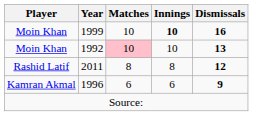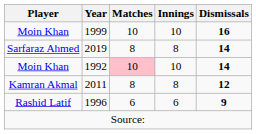(172, 31) bold -> (176, 31) normal
+ row: (96, 48)
(220, 48) 13 -> (224, 66) 14
(41, 66) Rashid Latif -> (43, 84) Kamran Akmal
(41, 84) Kamran Akmal -> (43, 102) Rashid Latif
